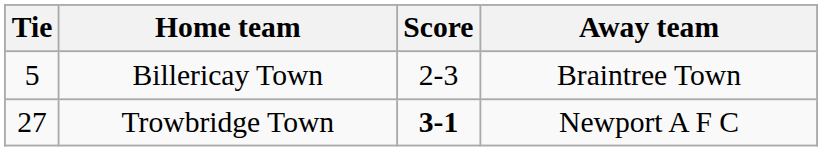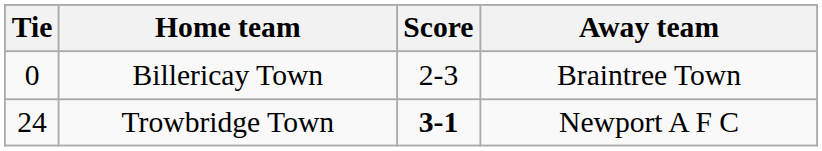(32, 74) 5 -> (32, 74) 0
(32, 121) 27 -> (32, 121) 24
